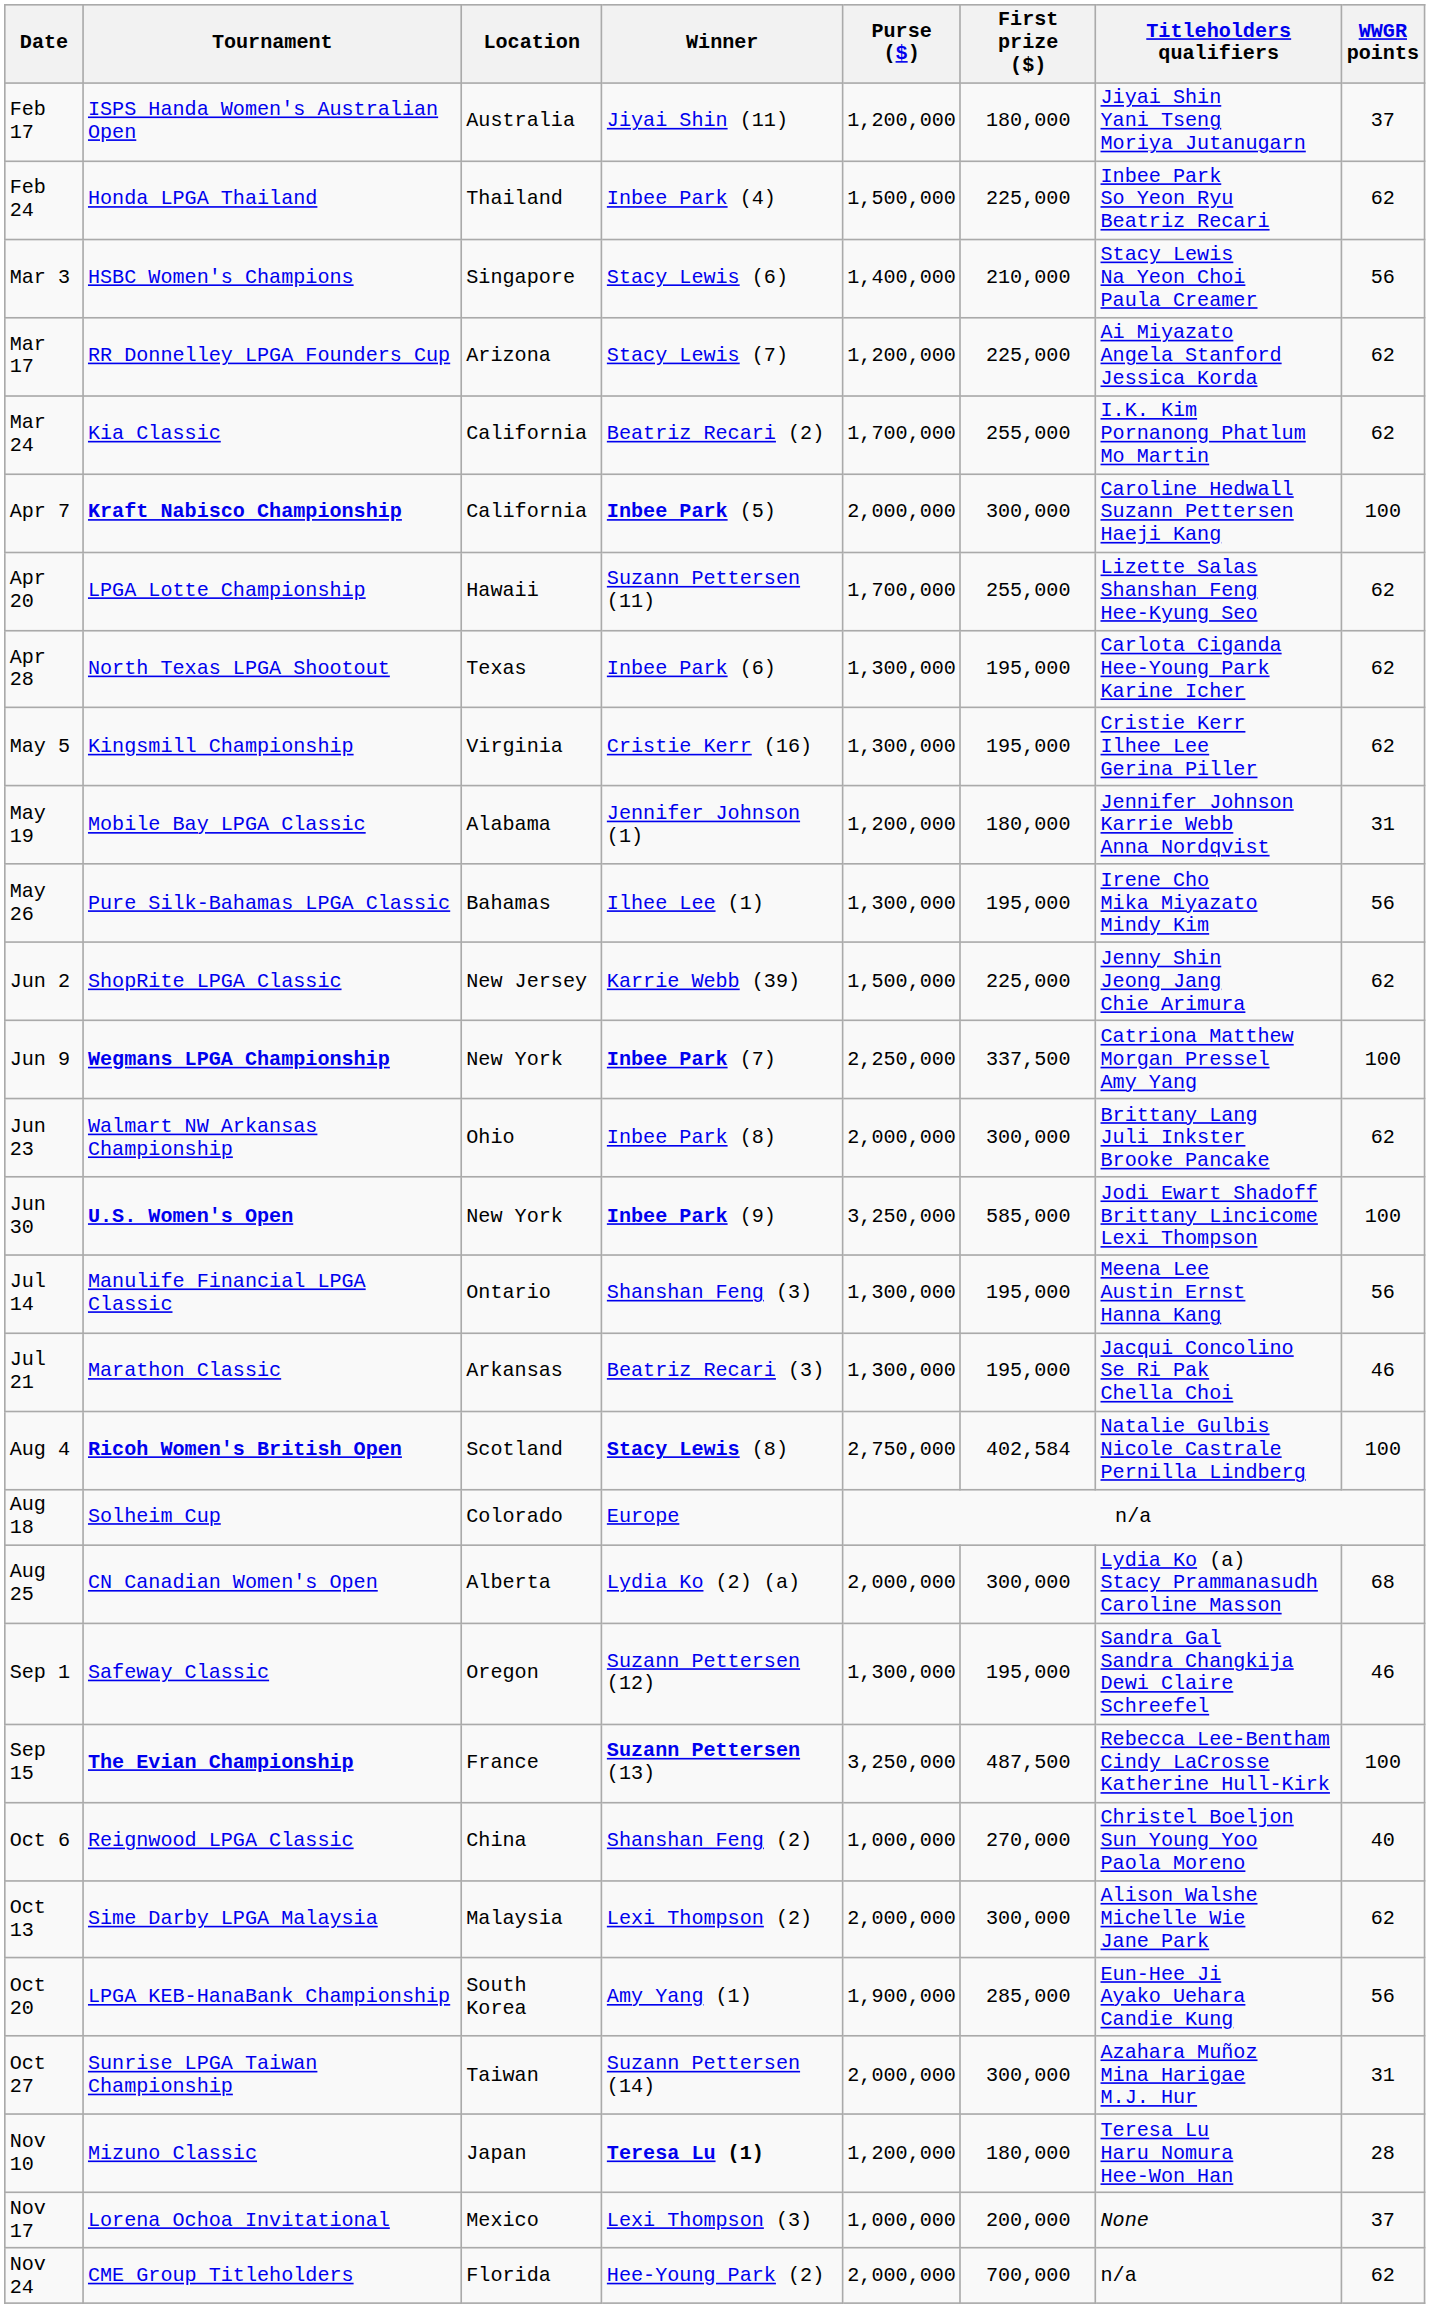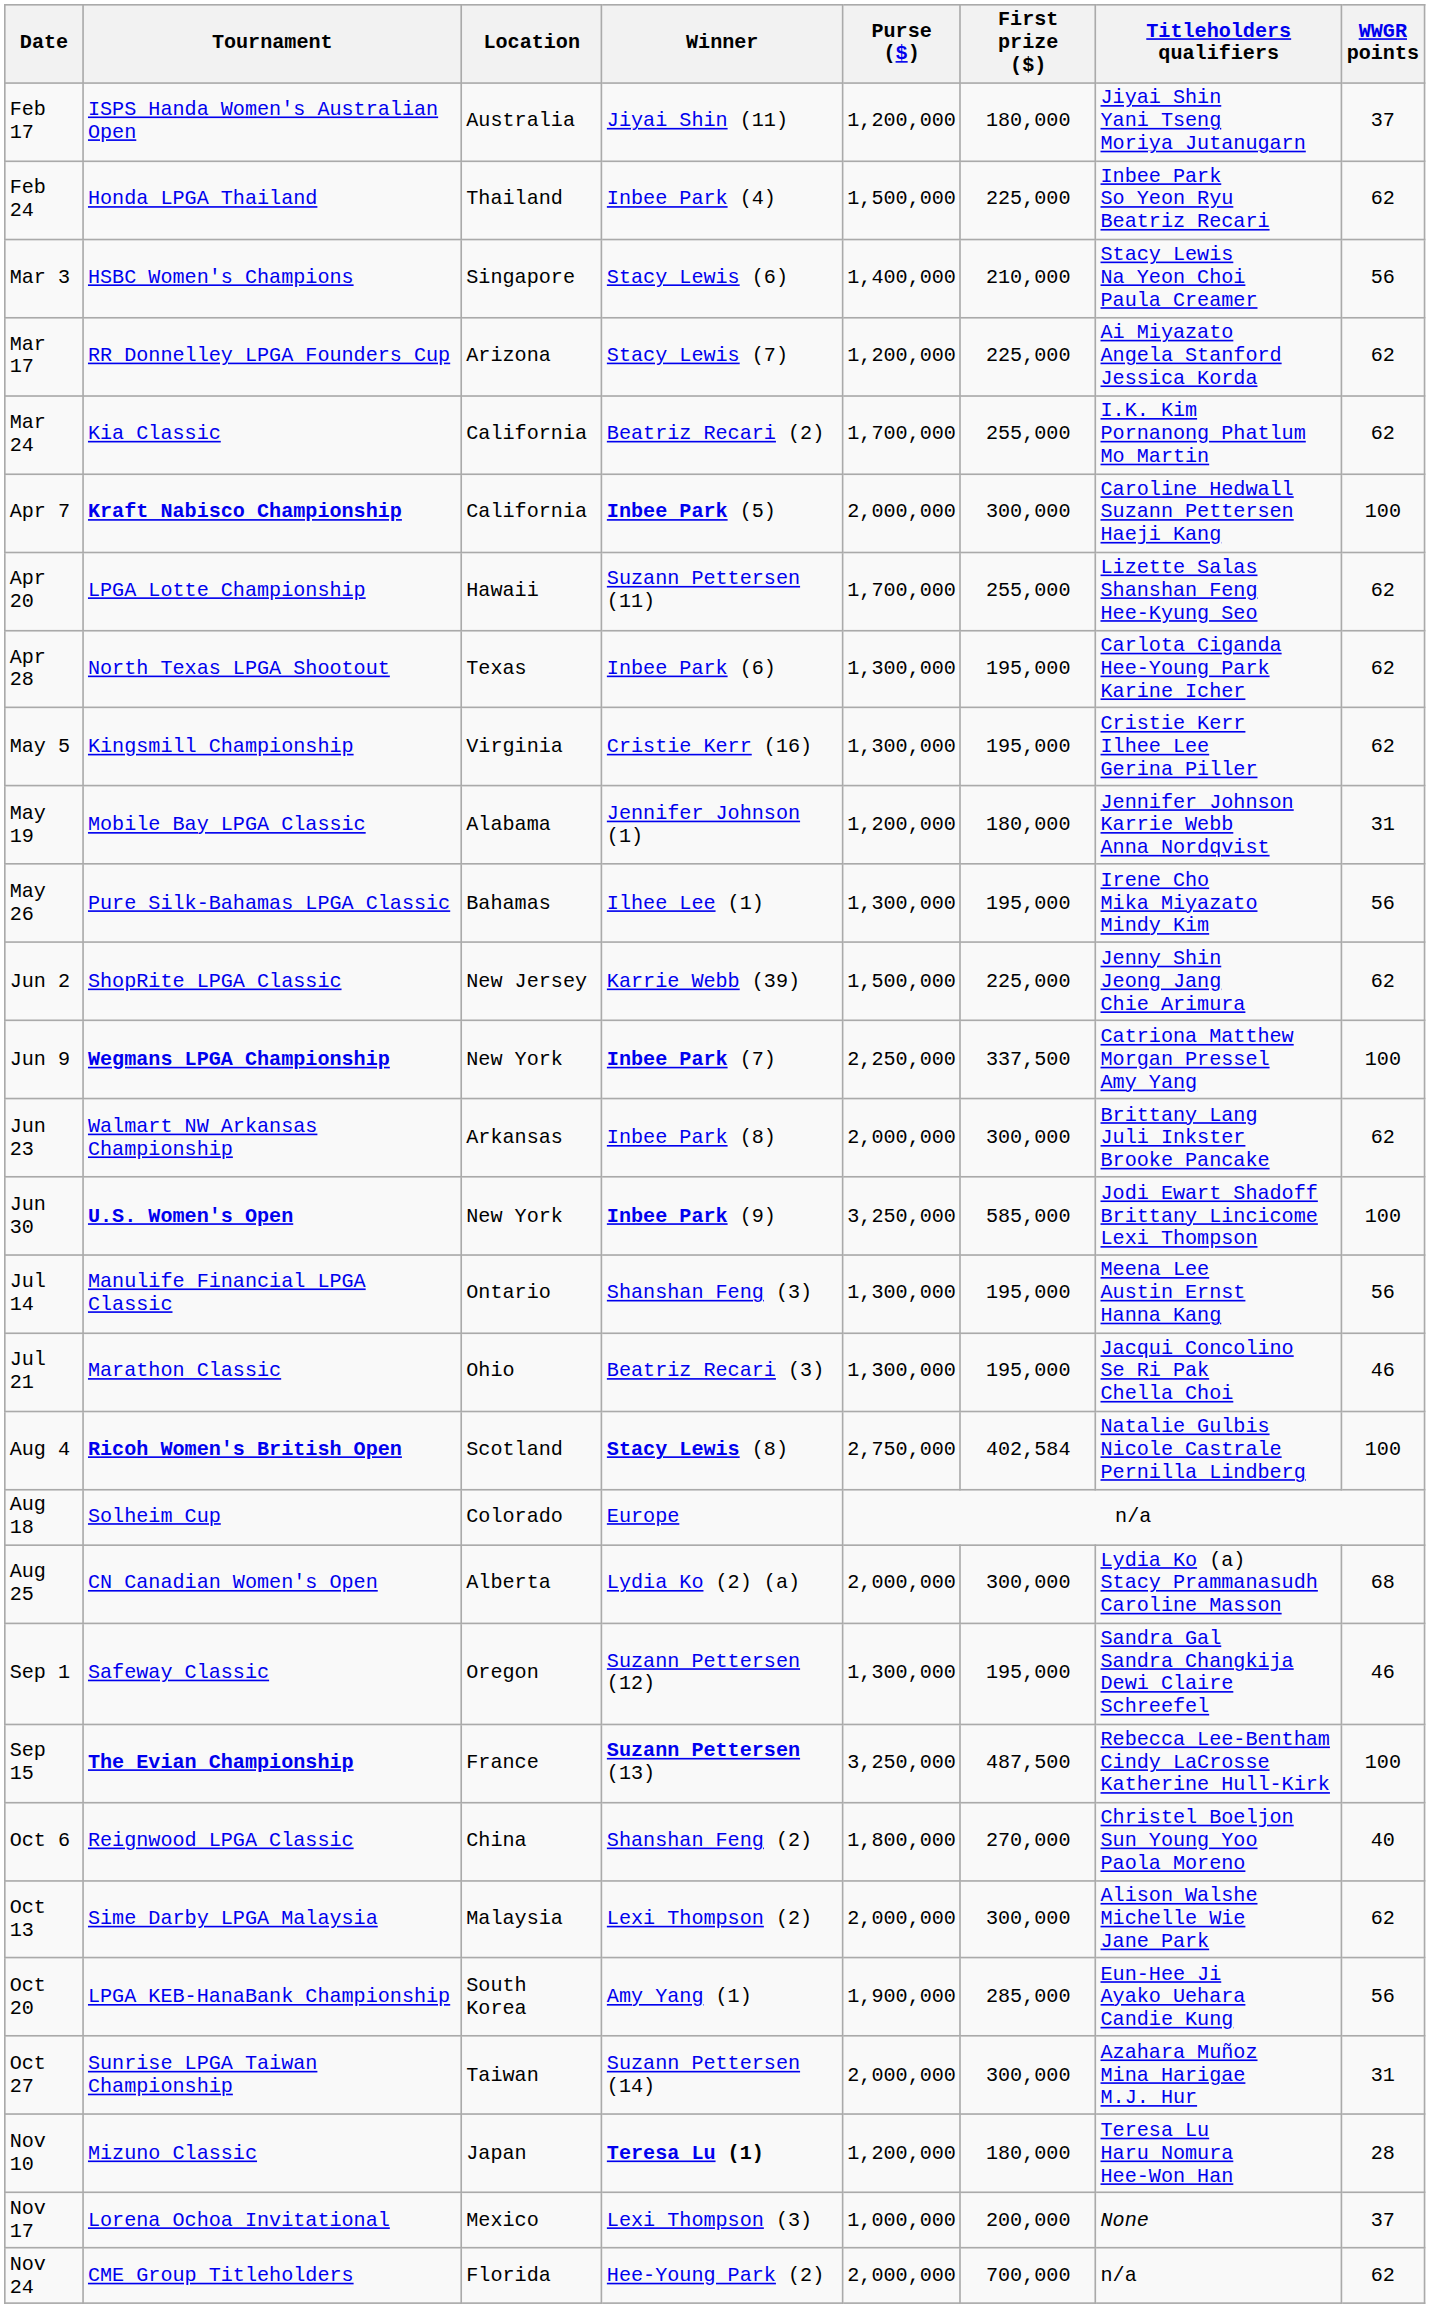(490, 1138) Ohio -> (515, 1138) Arkansas
(515, 1373) Arkansas -> (490, 1373) Ohio
(902, 1841) 1,000,000 -> (902, 1841) 1,800,000
